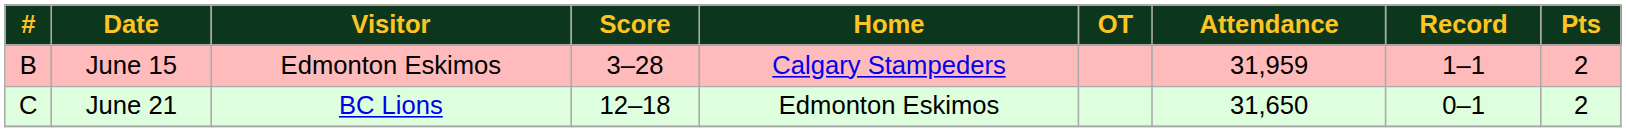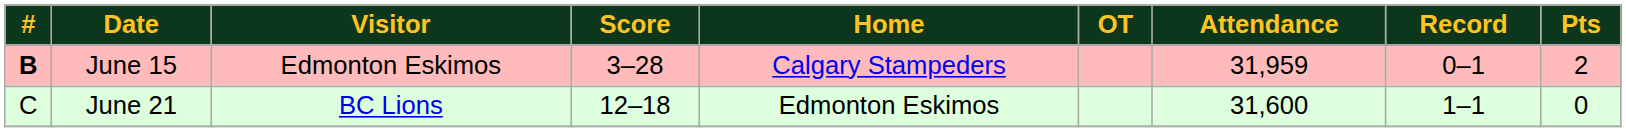(28, 65) normal -> (28, 65) bold
(1464, 65) 1–1 -> (1464, 65) 0–1
(1269, 106) 31,650 -> (1269, 106) 31,600
(1464, 106) 0–1 -> (1464, 106) 1–1
(1581, 106) 2 -> (1581, 106) 0
